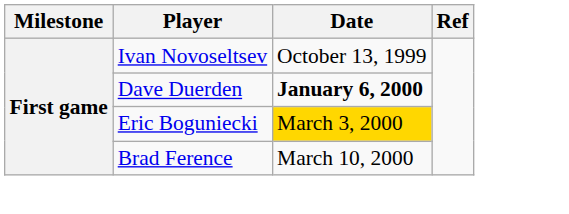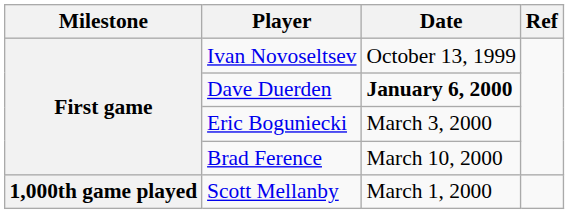(340, 123) gold background -> (429, 123) no background
+ row: (273, 191)
